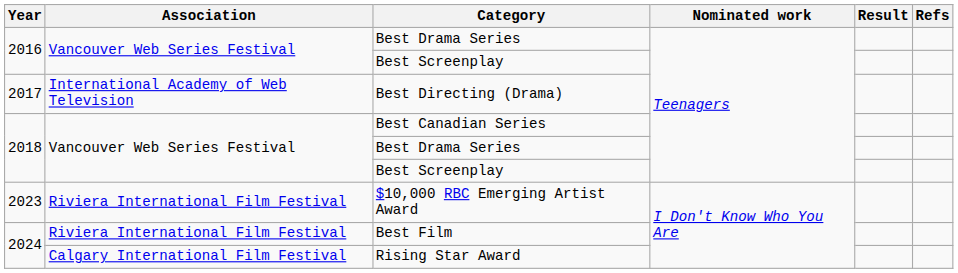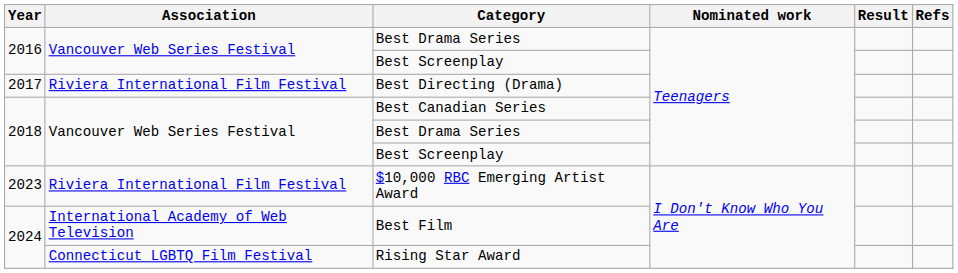(168, 94) International Academy of Web Television -> (198, 85) Riviera International Film Festival
(198, 234) Riviera International Film Festival -> (168, 225) International Academy of Web Television
(198, 257) Calgary International Film Festival -> (180, 257) Connecticut LGBTQ Film Festival
